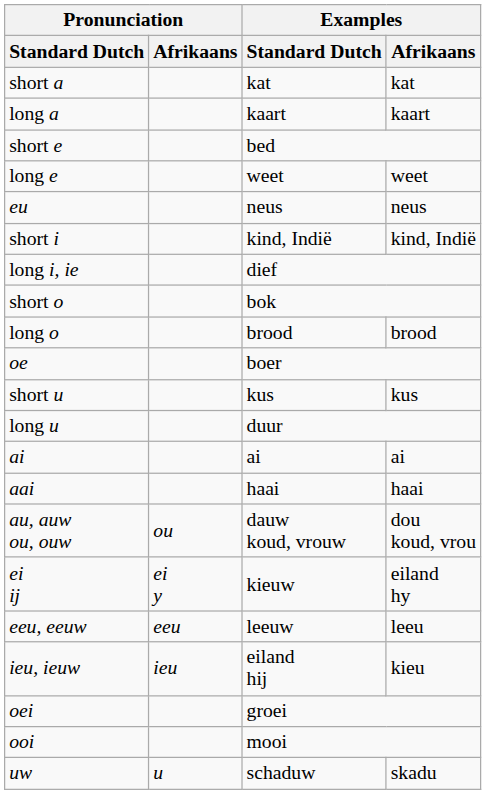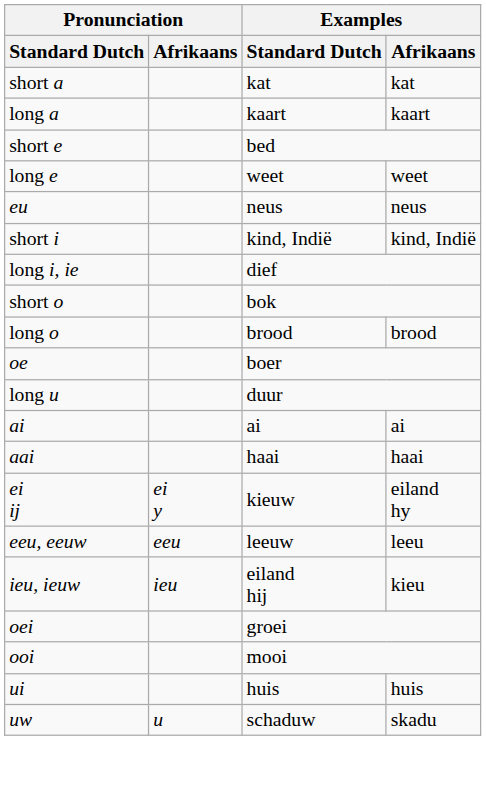- row: (36, 394)
- row: (40, 530)
+ row: (17, 688)
